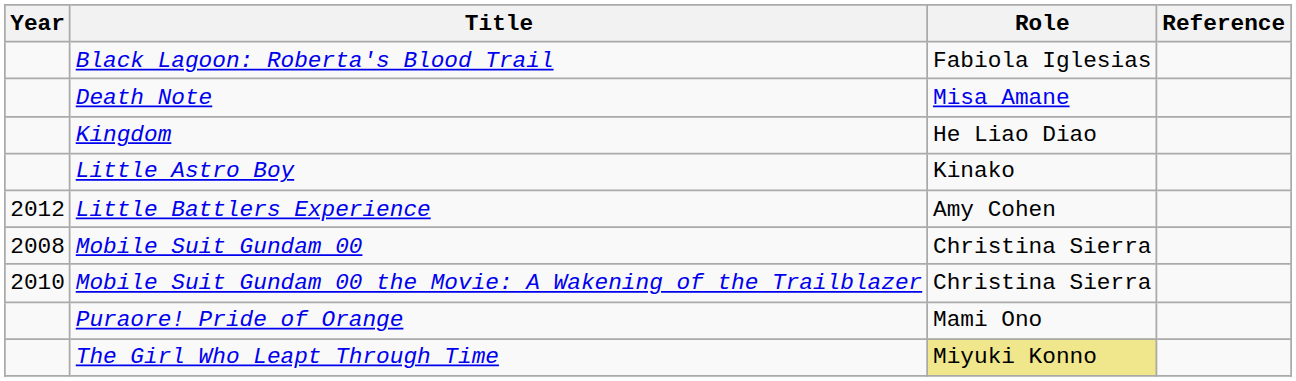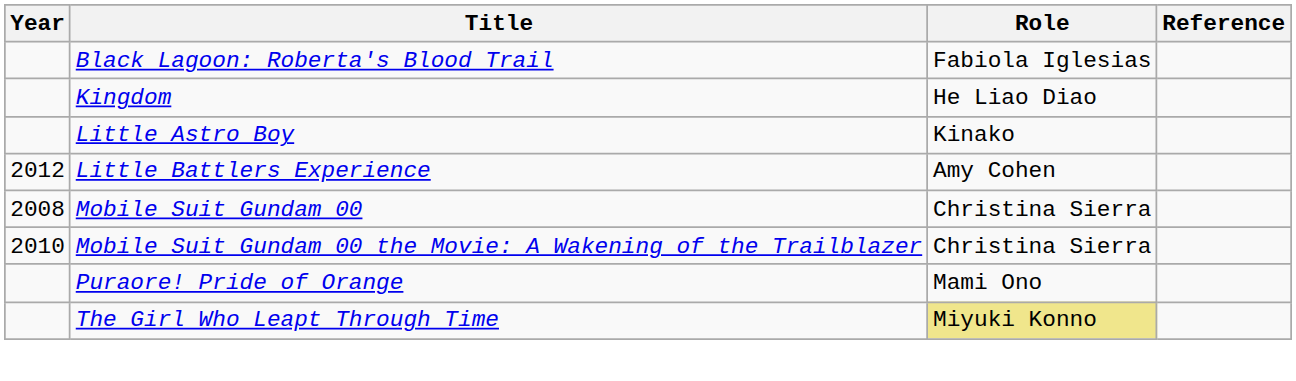- row: (144, 98)
